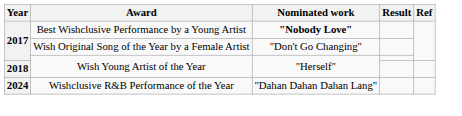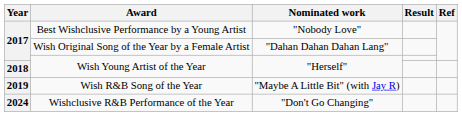(316, 30) bold -> (327, 30) normal
(316, 47) "Don't Go Changing" -> (327, 47) "Dahan Dahan Dahan Lang"
+ row: (18, 85)
(316, 85) "Dahan Dahan Dahan Lang" -> (327, 102) "Don't Go Changing"
